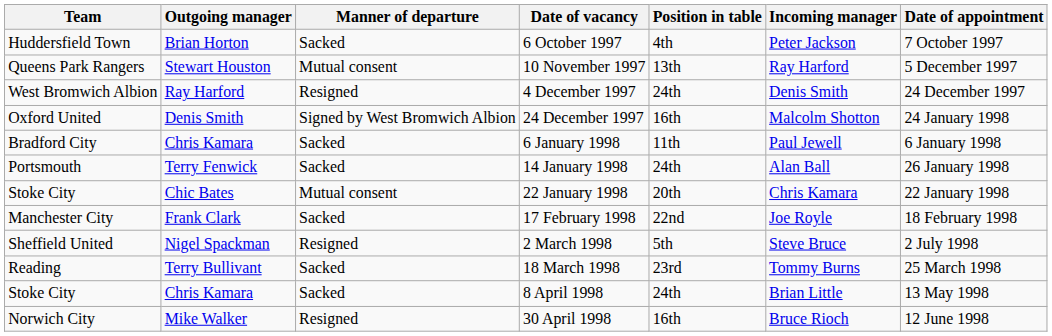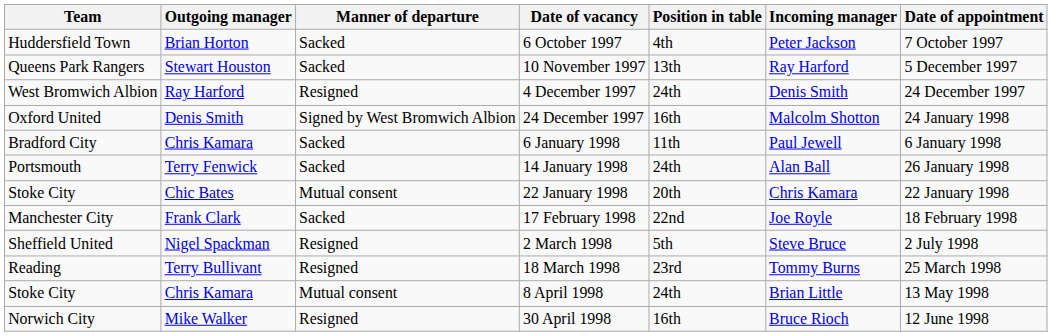(348, 67) Mutual consent -> (322, 67) Sacked
(322, 268) Sacked -> (329, 268) Resigned
(322, 293) Sacked -> (348, 293) Mutual consent
